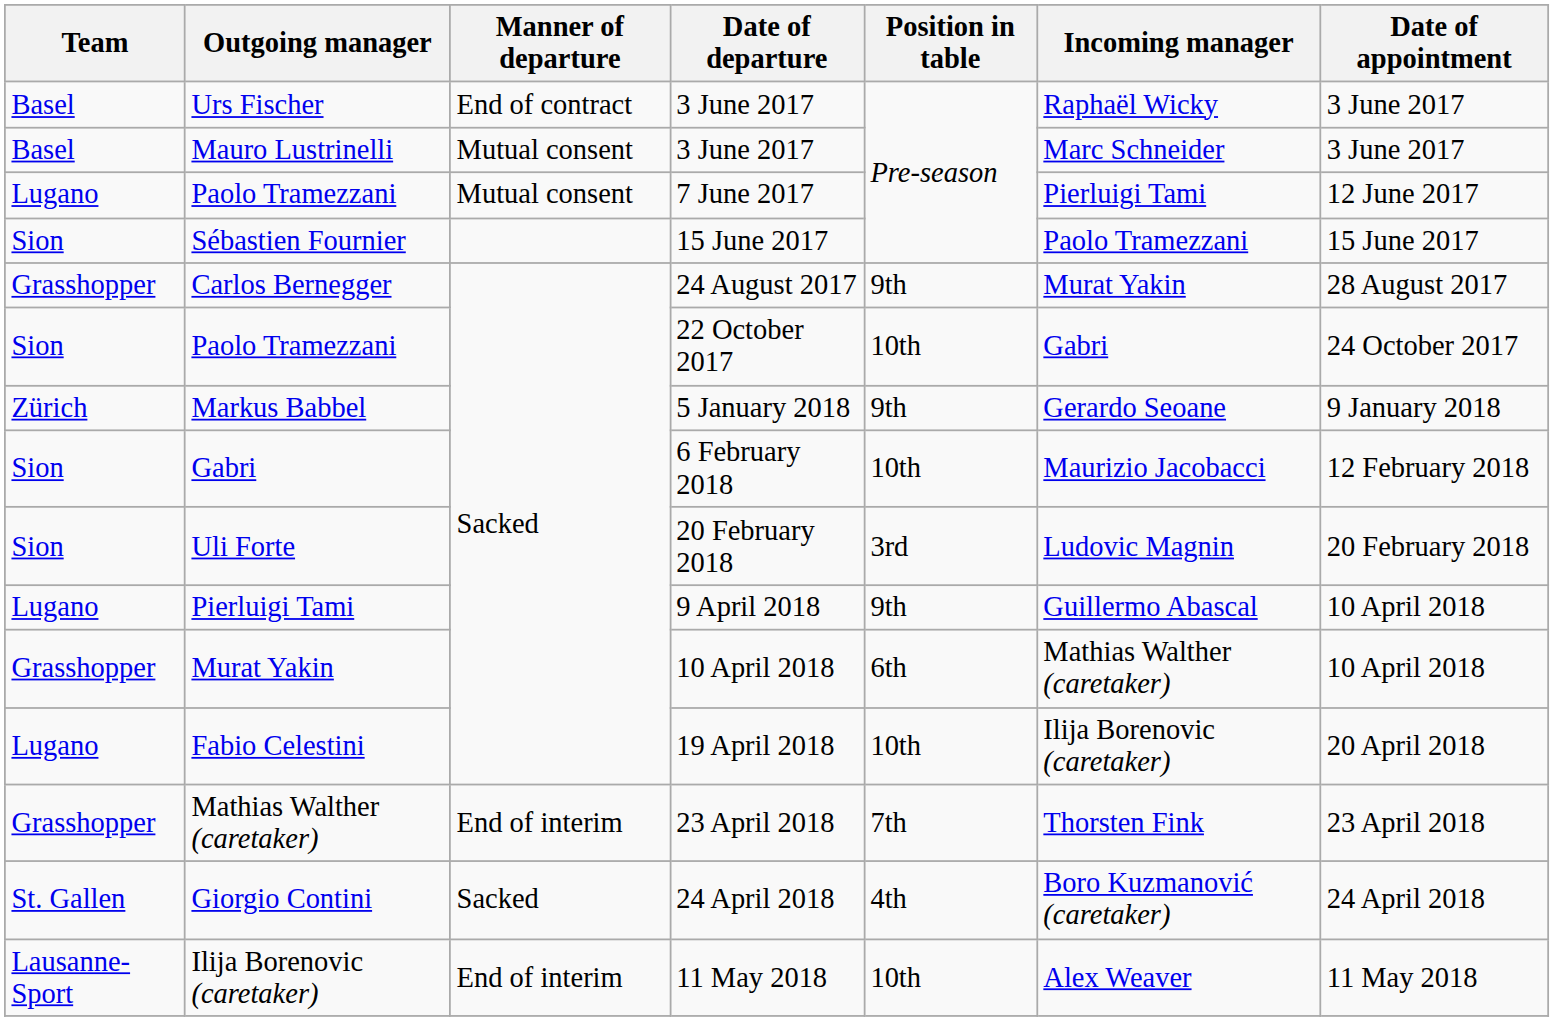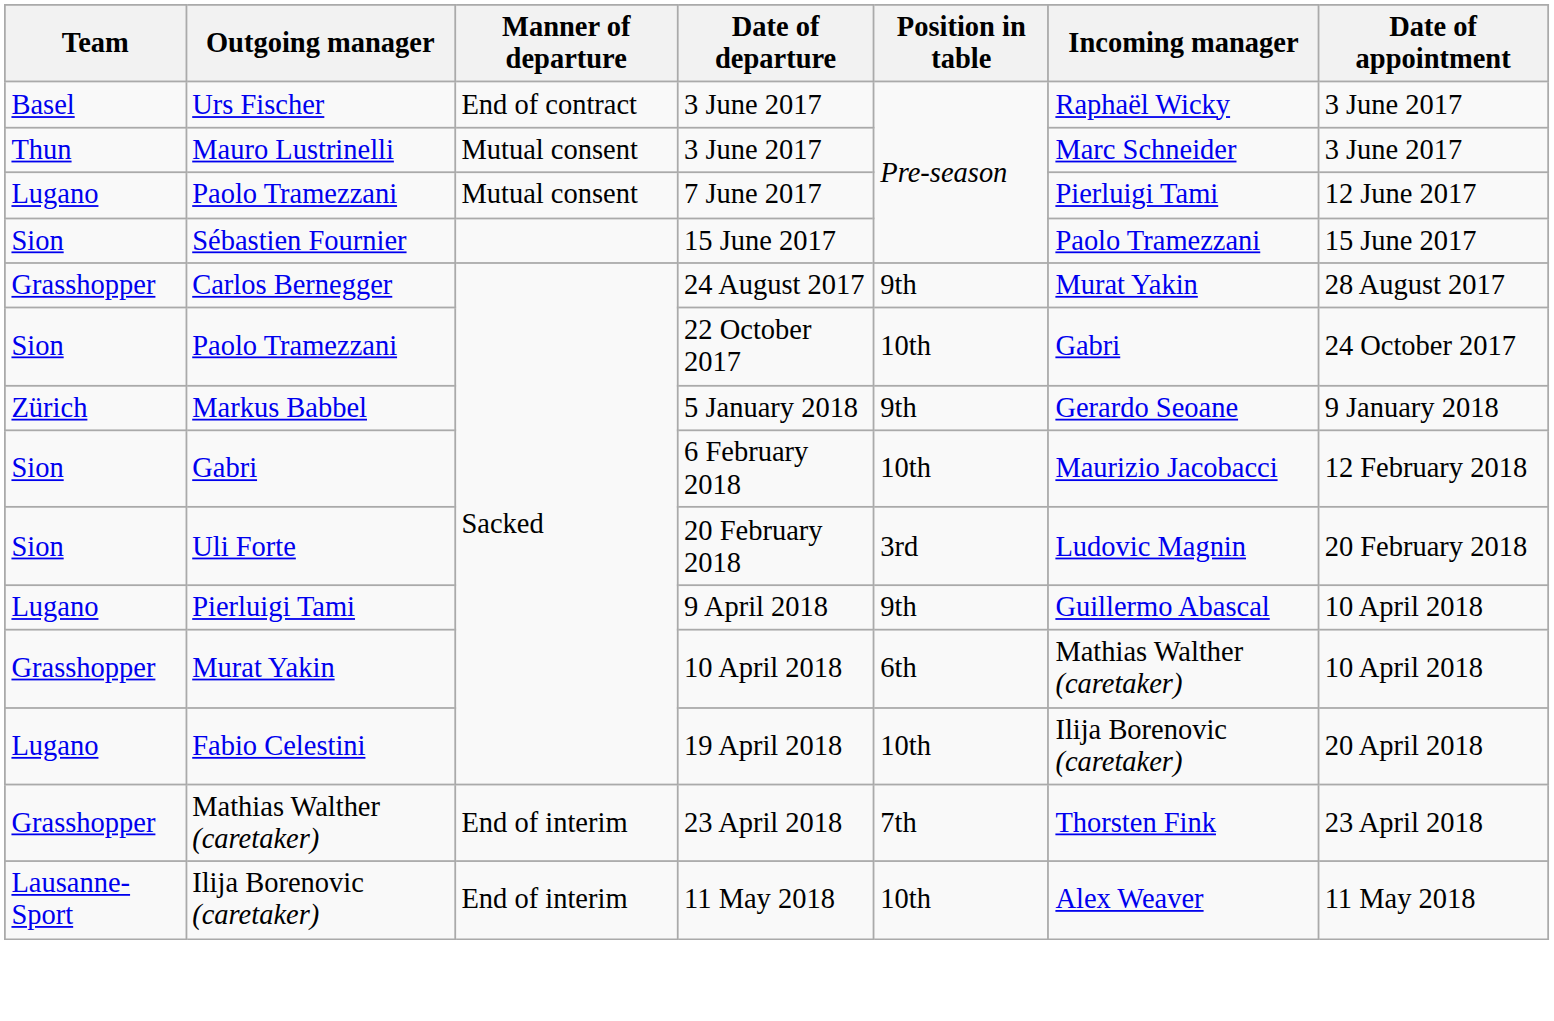(43, 149) Basel -> (42, 149) Thun
- row: (282, 899)
